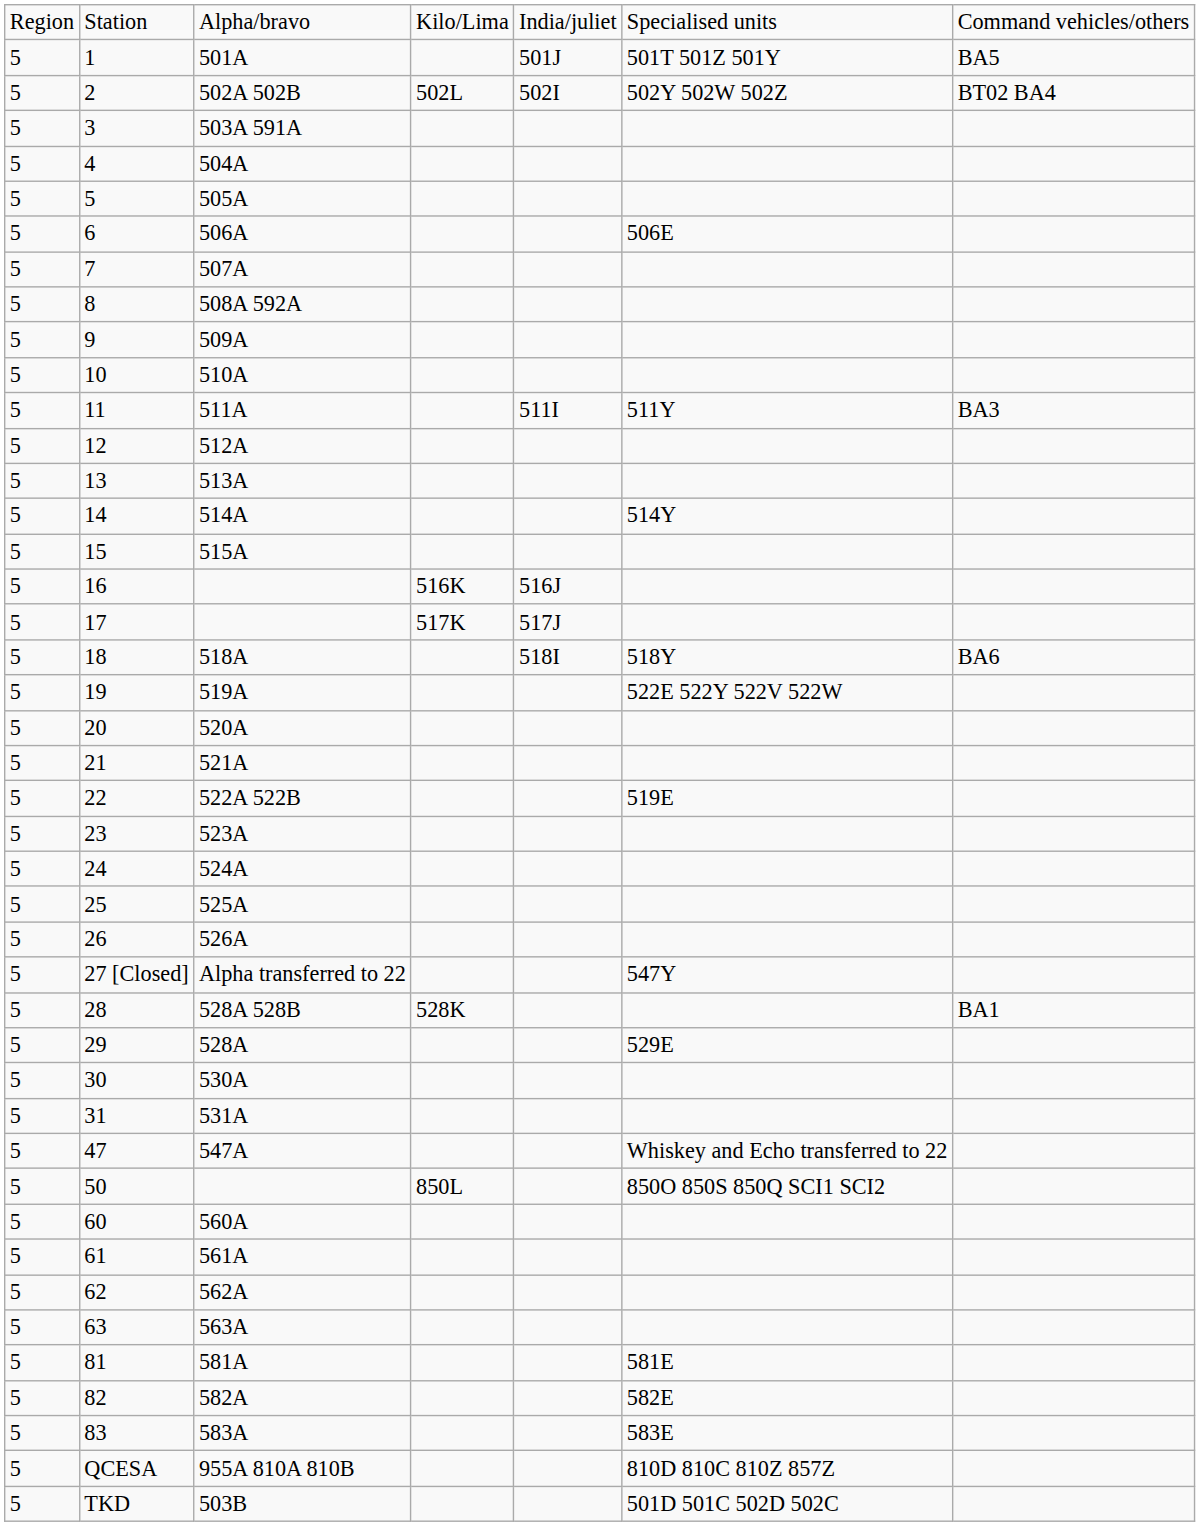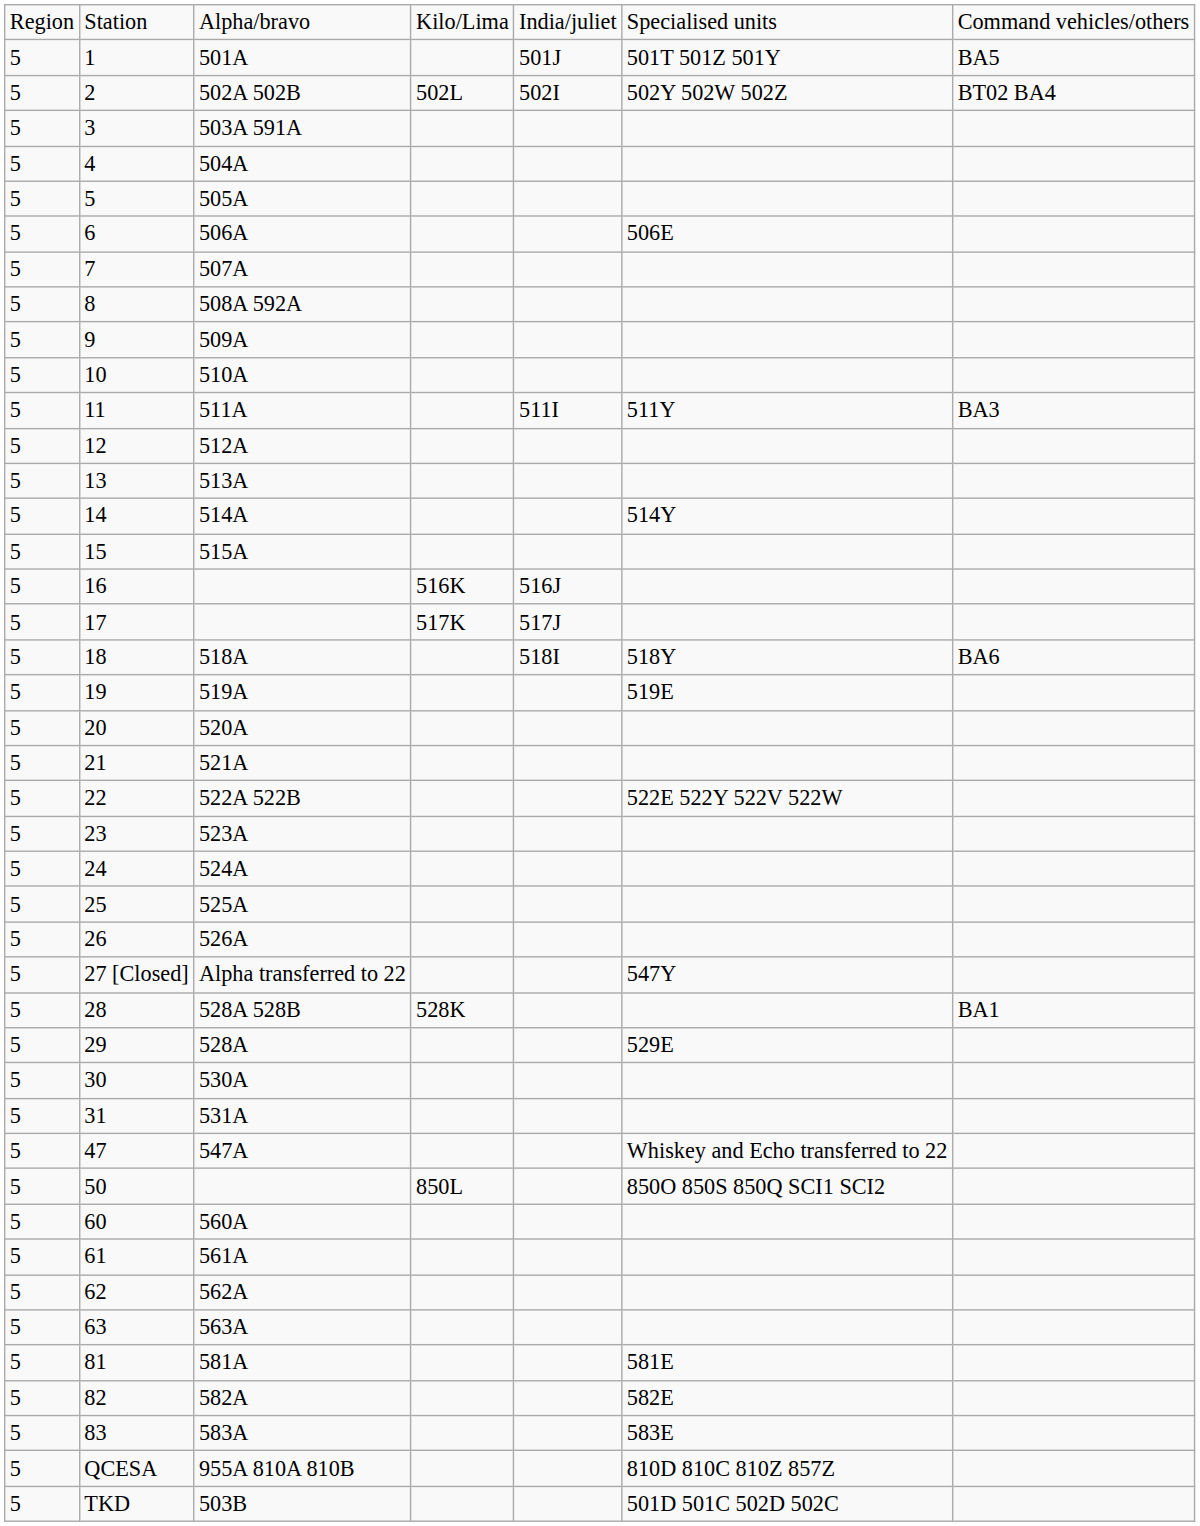(735, 692) 522E 522Y 522V 522W -> (650, 692) 519E
(650, 798) 519E -> (735, 798) 522E 522Y 522V 522W
